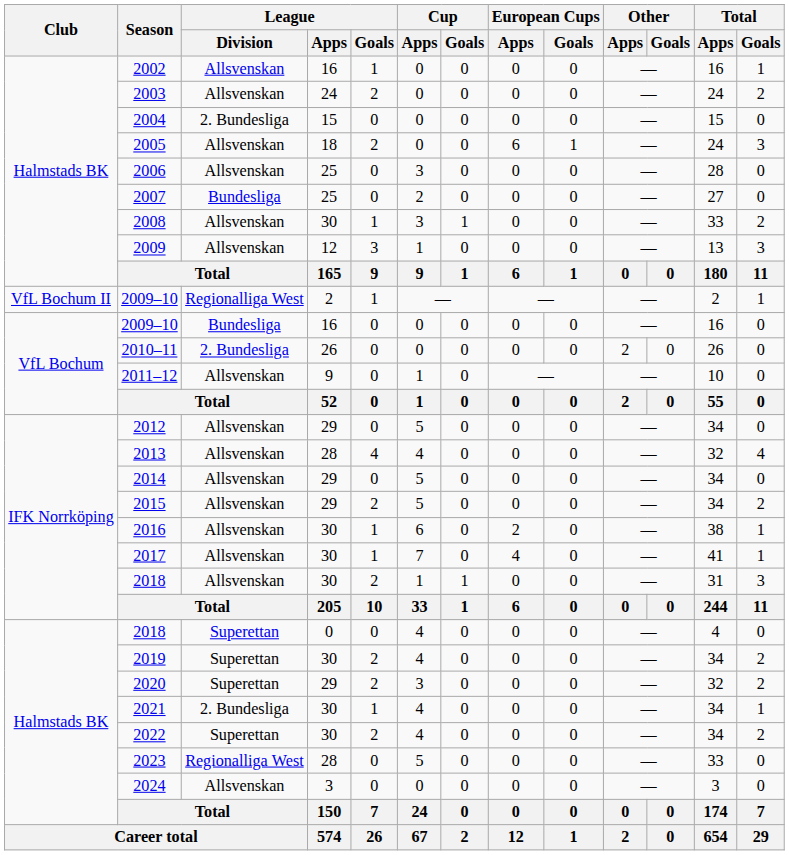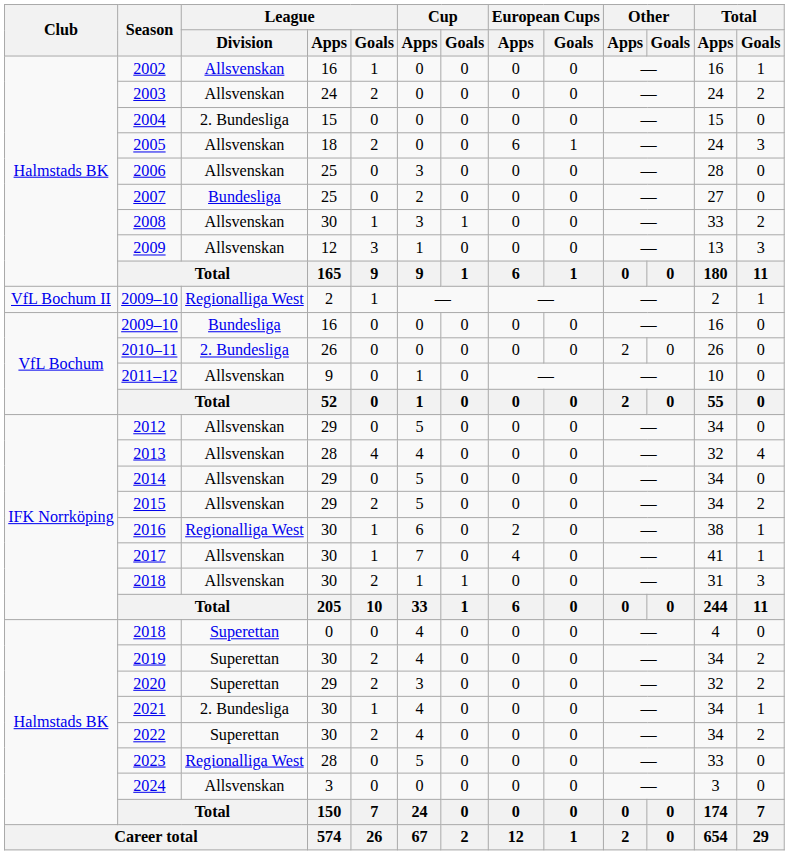(244, 529) Allsvenskan -> (244, 529) Regionalliga West
